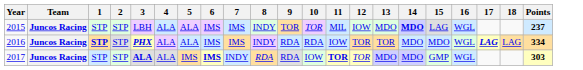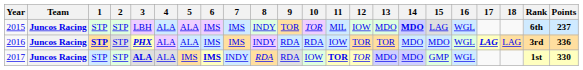+ column: (536, 11)
(538, 42) 334 -> (564, 42) 336
(538, 57) 303 -> (564, 57) 330
